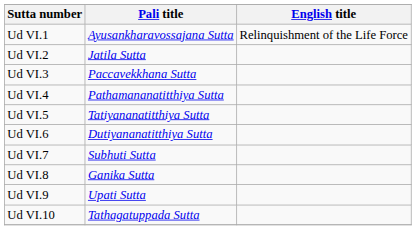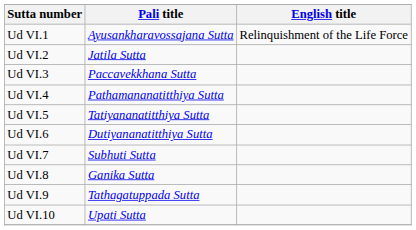(117, 194) Upati Sutta -> (144, 194) Tathagatuppada Sutta
(144, 214) Tathagatuppada Sutta -> (117, 214) Upati Sutta
